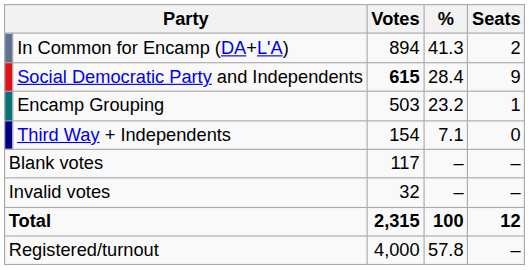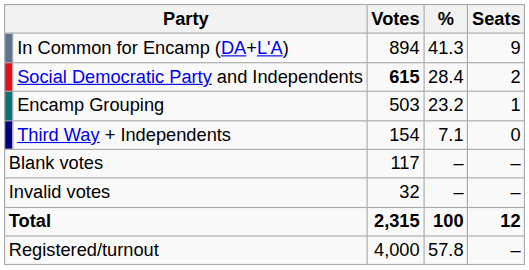(516, 47) 2 -> (516, 47) 9
(516, 76) 9 -> (516, 76) 2
